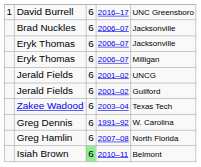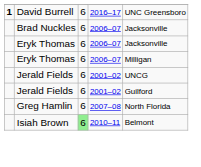(9, 12) normal -> (9, 12) bold
- row: (50, 106)
- row: (45, 122)
